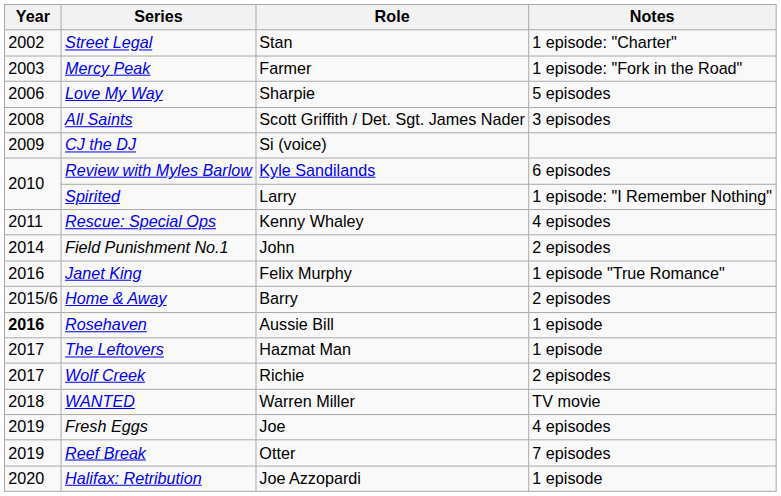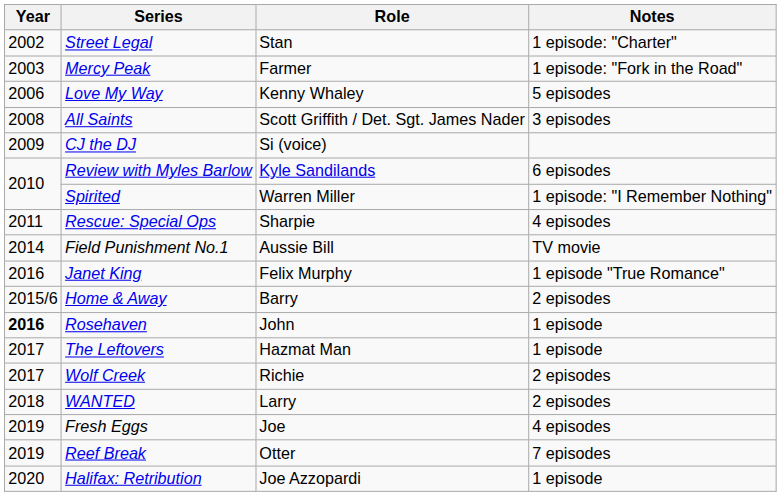(287, 94) Sharpie -> (311, 94) Kenny Whaley
(278, 196) Larry -> (307, 196) Warren Miller
(311, 222) Kenny Whaley -> (287, 222) Sharpie
(277, 247) John -> (297, 247) Aussie Bill
(571, 247) 2 episodes -> (566, 247) TV movie
(297, 324) Aussie Bill -> (277, 324) John
(307, 401) Warren Miller -> (278, 401) Larry
(566, 401) TV movie -> (571, 401) 2 episodes
